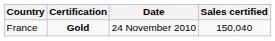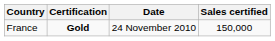(234, 28) 150,040 -> (234, 28) 150,000
